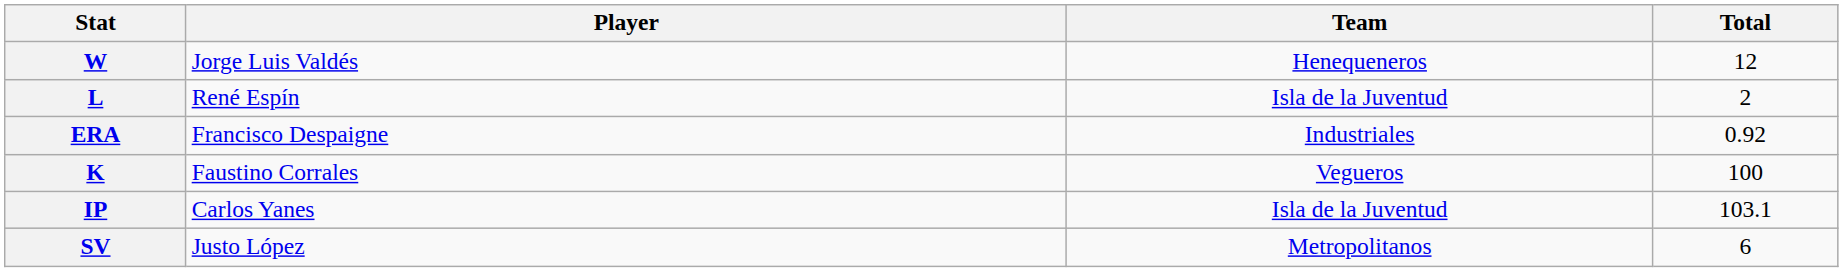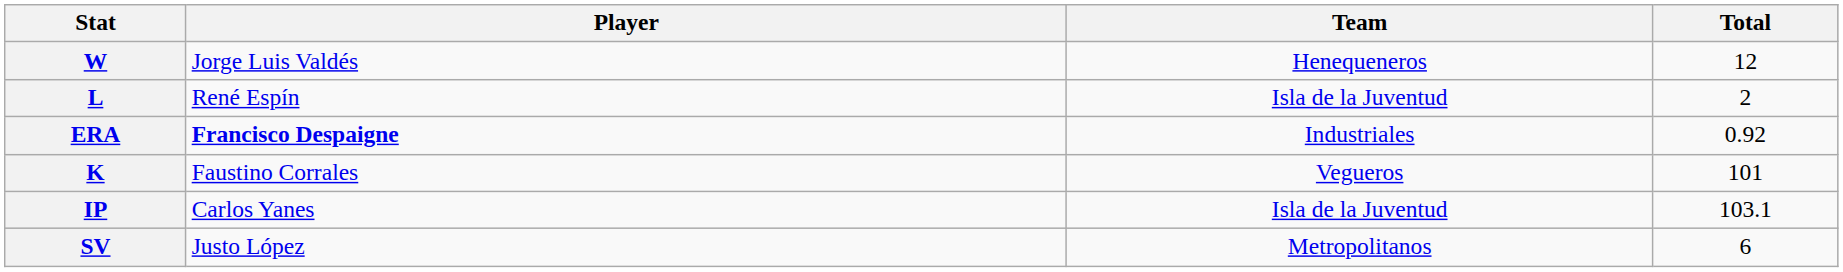(290, 135) normal -> (295, 135) bold
(1745, 172) 100 -> (1745, 172) 101
